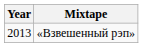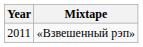(19, 33) 2013 -> (19, 33) 2011
